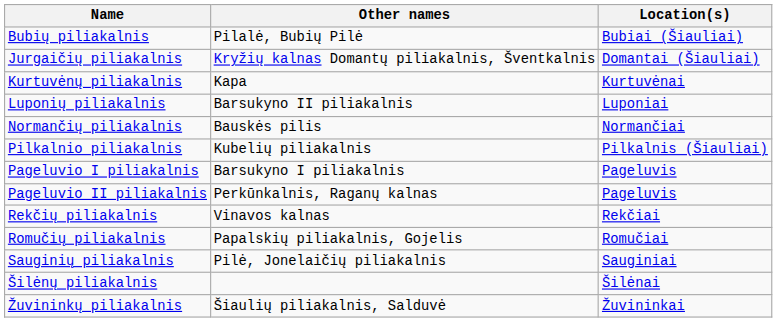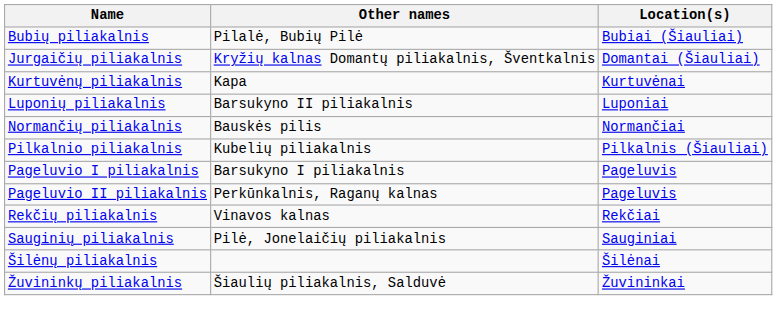- row: (87, 239)
